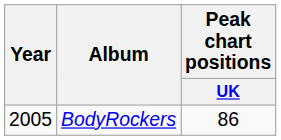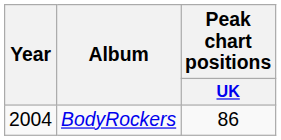(31, 119) 2005 -> (31, 119) 2004
